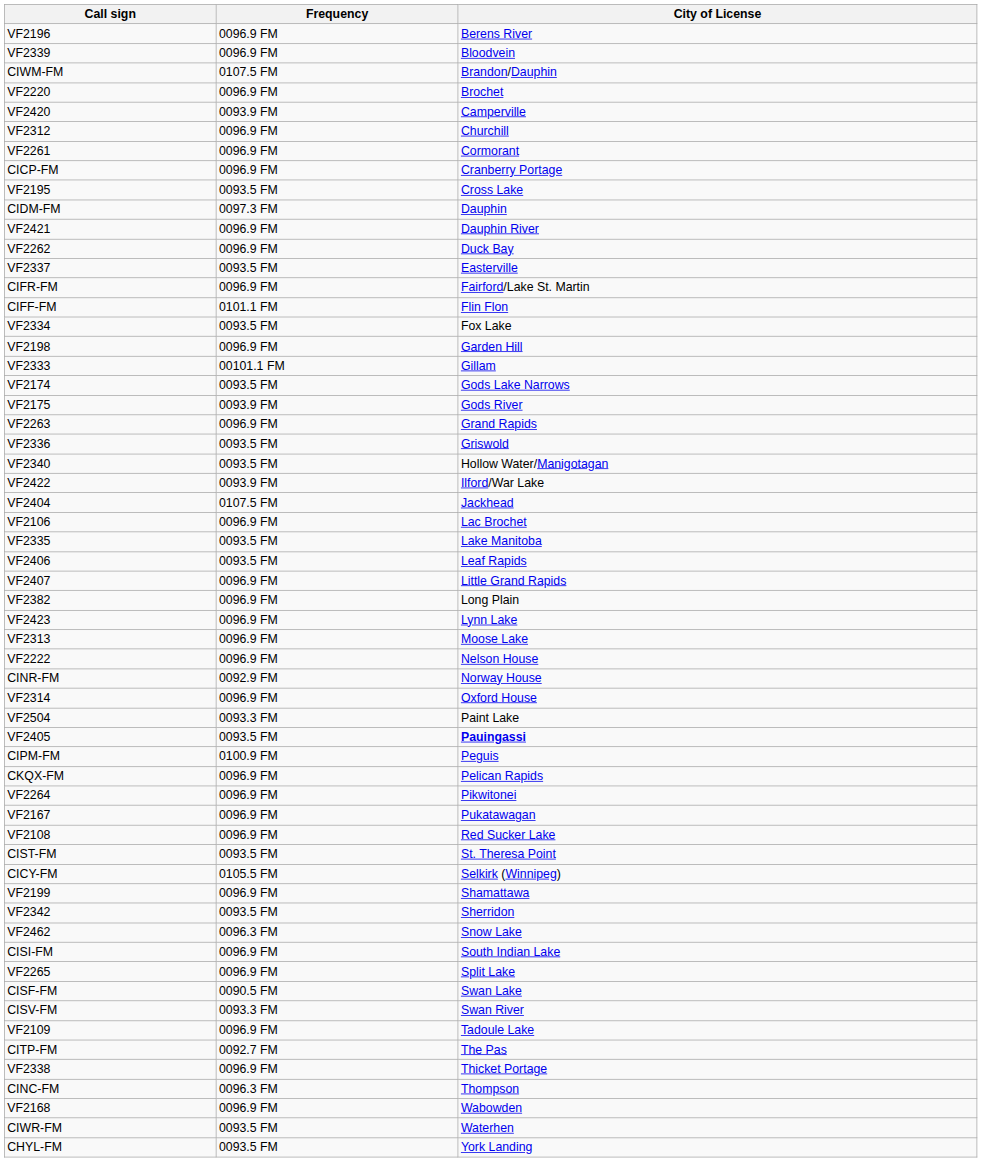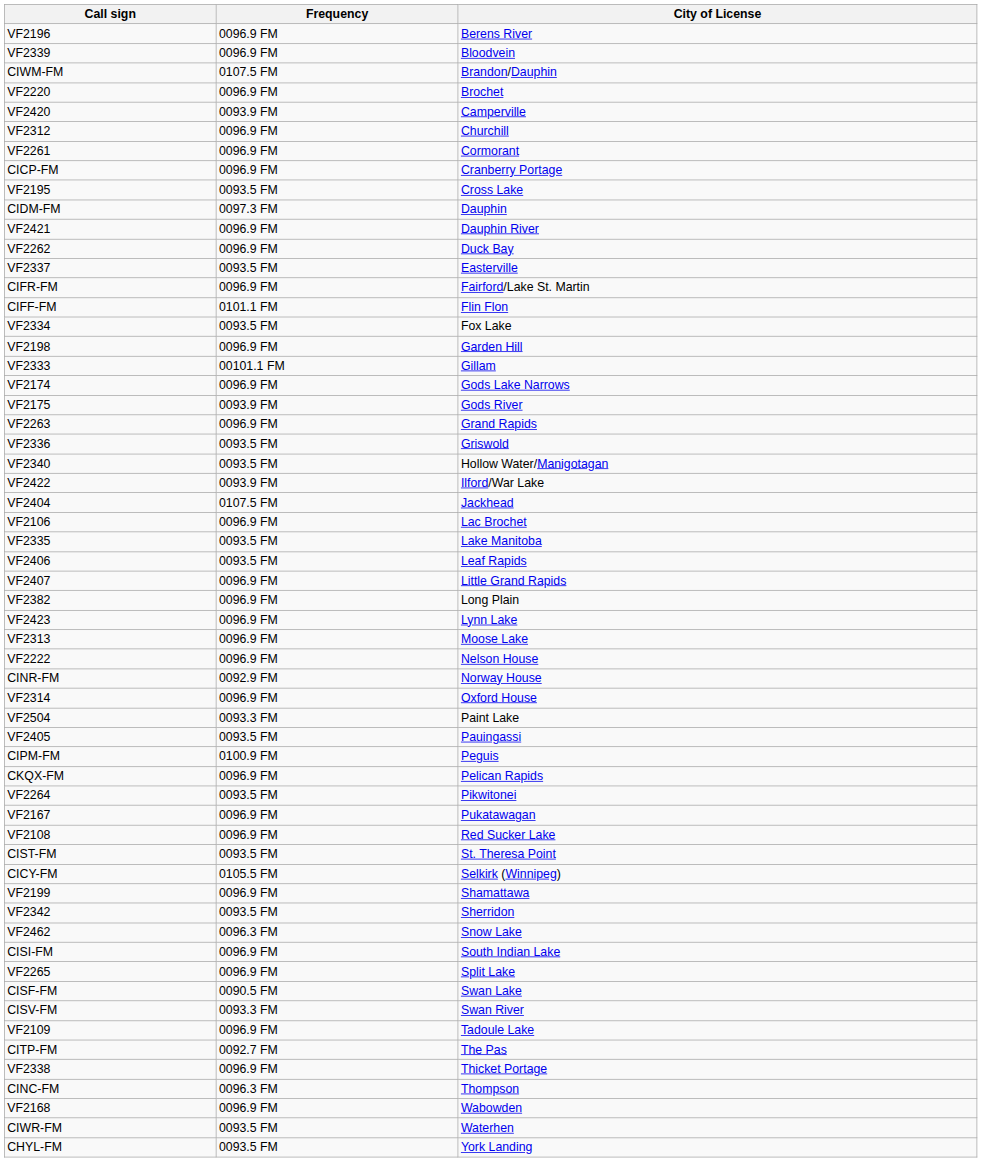(248, 385) 0093.5 FM -> (248, 385) 0096.9 FM
(493, 737) bold -> (491, 737) normal
(248, 795) 0096.9 FM -> (248, 795) 0093.5 FM
